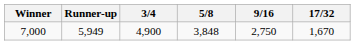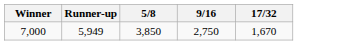- column: (149, 13)
(206, 31) 3,848 -> (149, 31) 3,850
